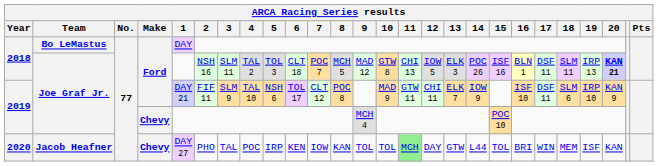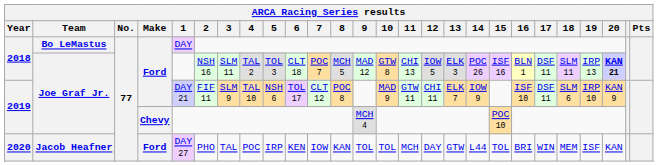(155, 147) Chevy -> (155, 147) Ford
(410, 147) lightgreen background -> (410, 147) no background
